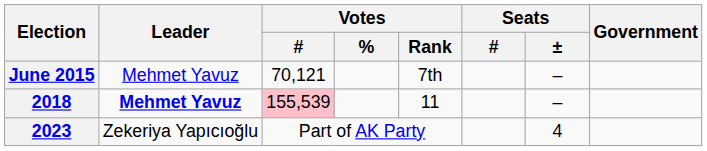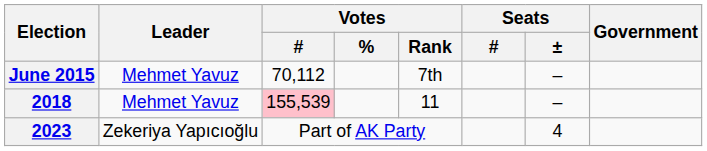(298, 74) 70,121 -> (298, 74) 70,112
(180, 103) bold -> (180, 103) normal
